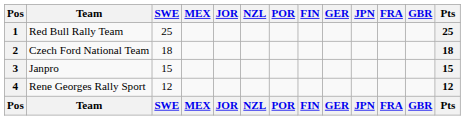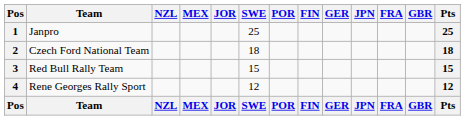columns swapped: (167, 13) <-> (255, 13)
(76, 31) Red Bull Rally Team -> (44, 31) Janpro
(44, 68) Janpro -> (76, 68) Red Bull Rally Team
